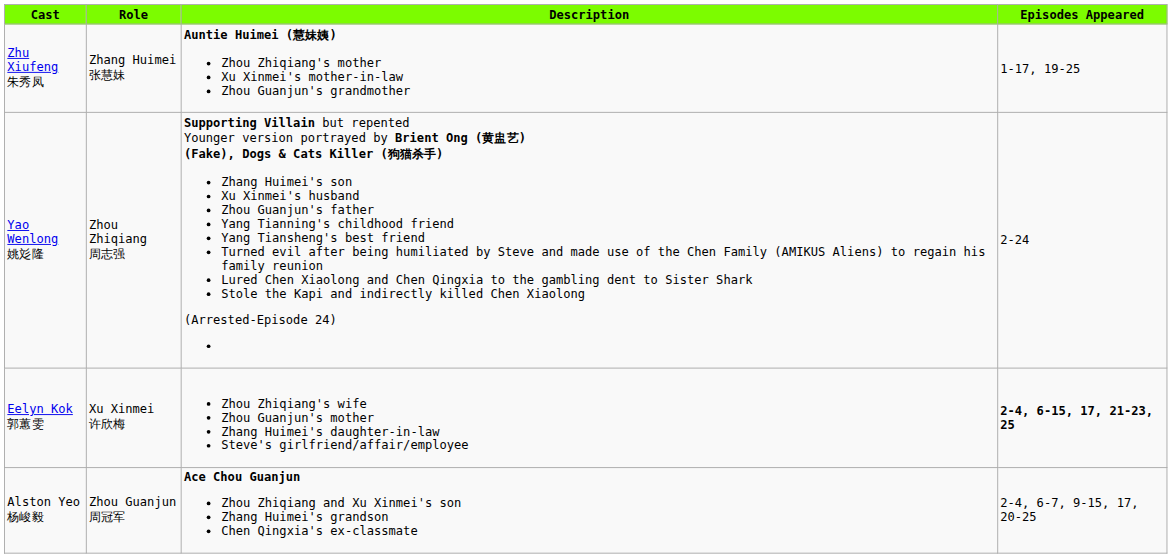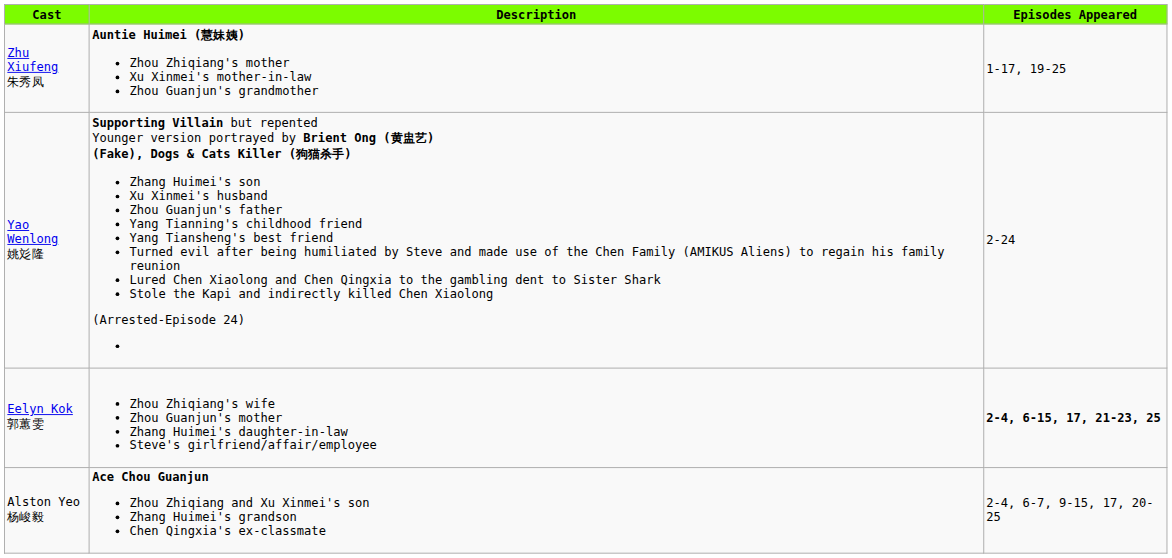- column: (134, 14)
